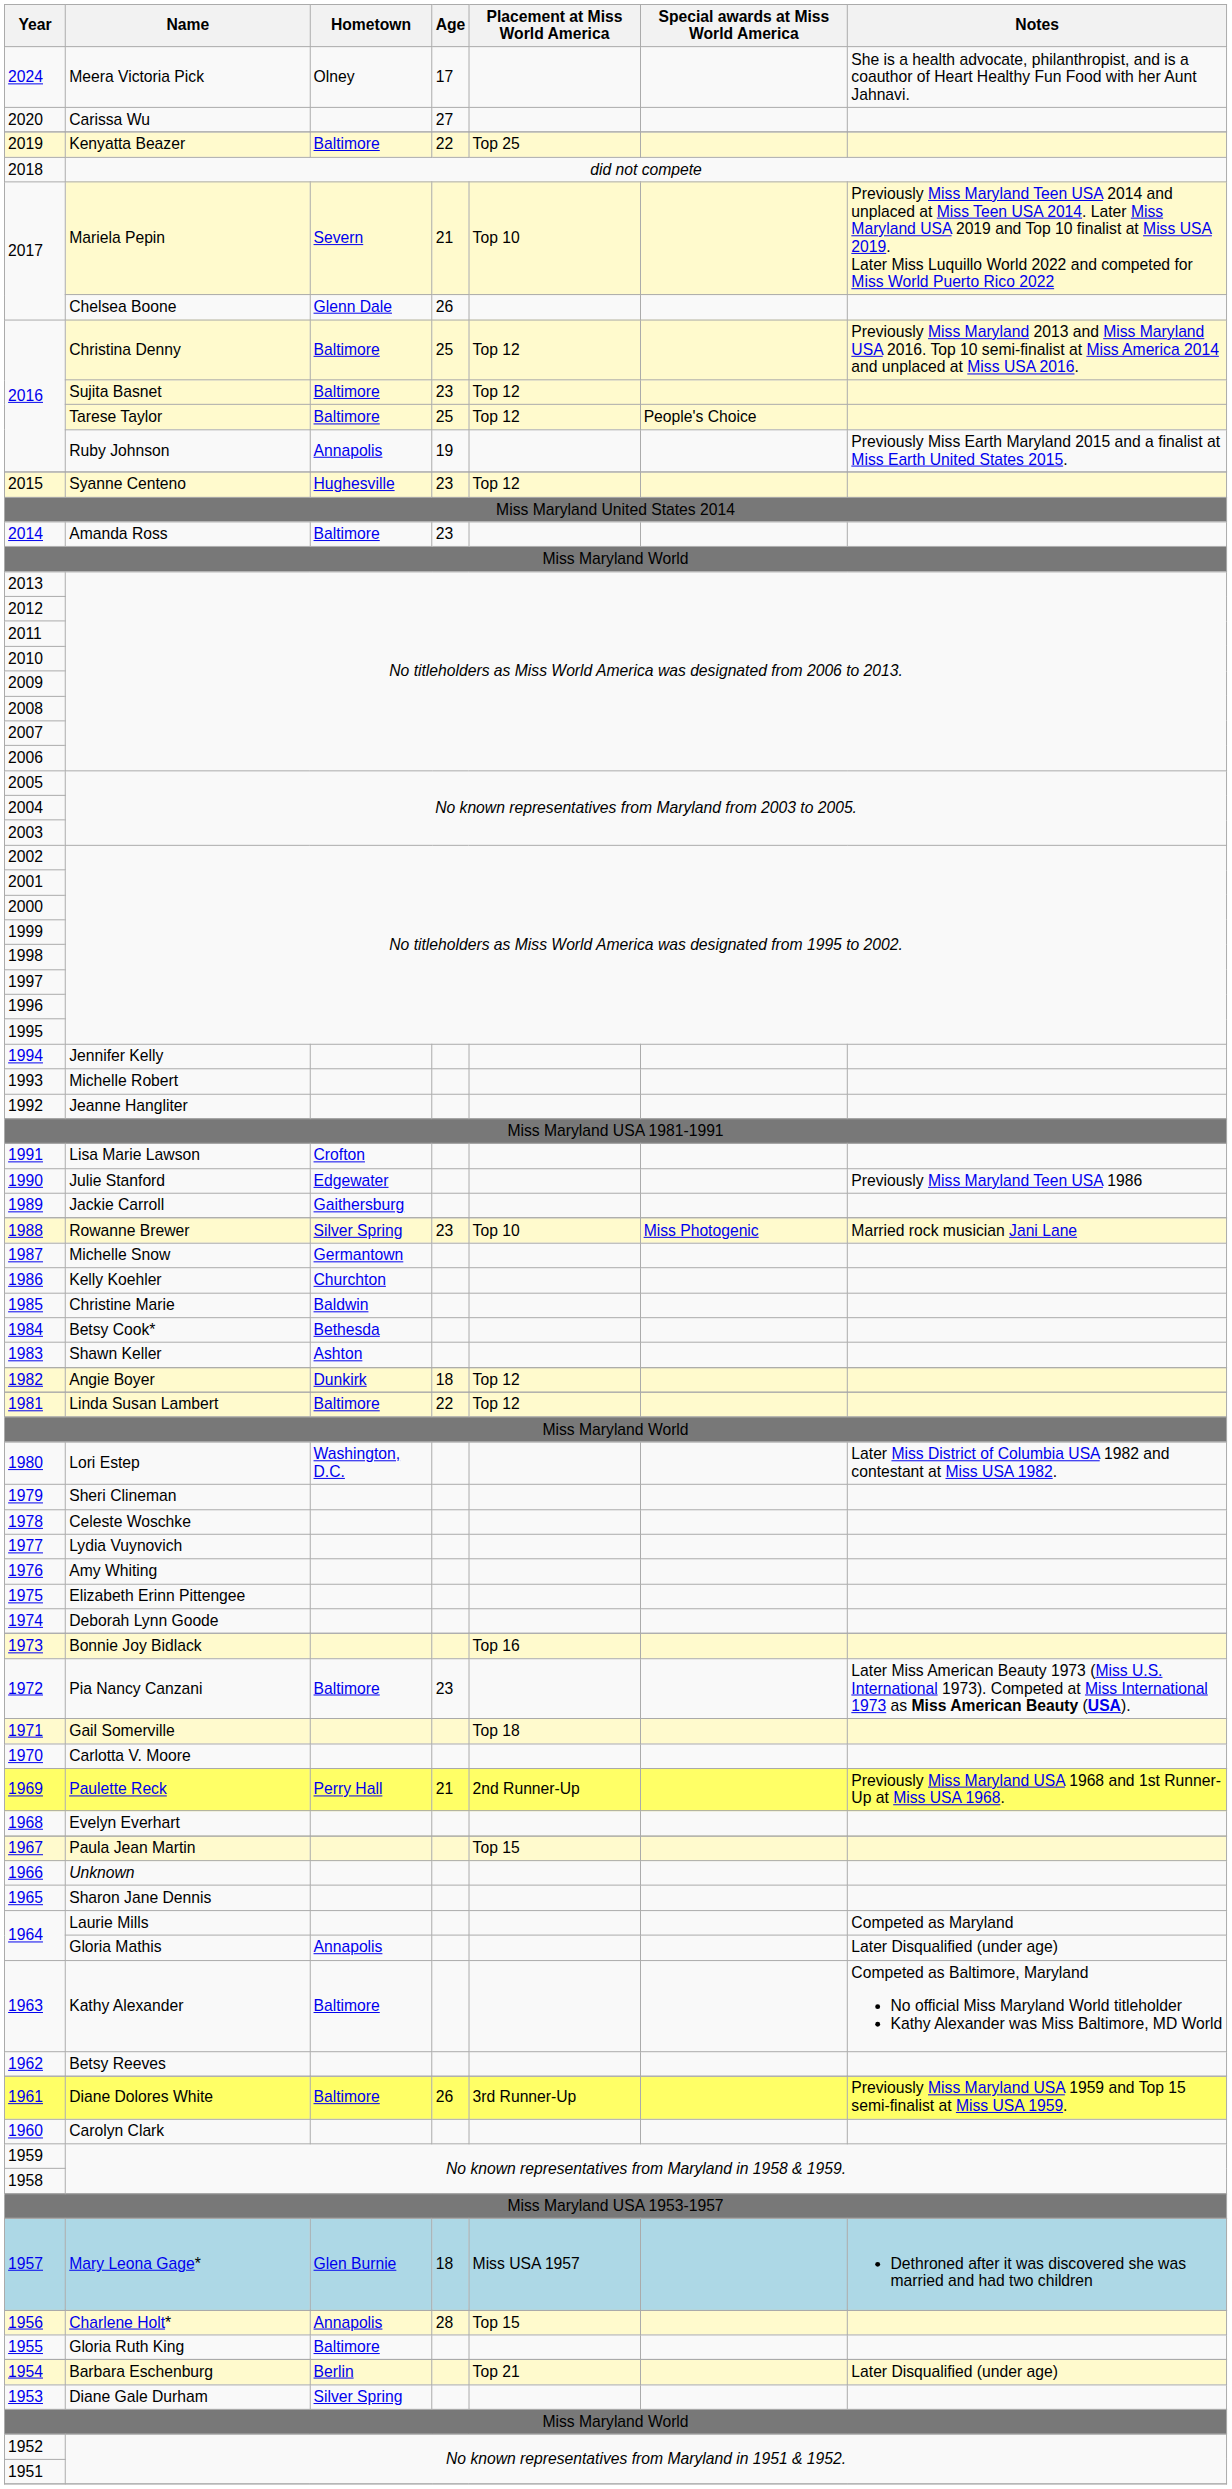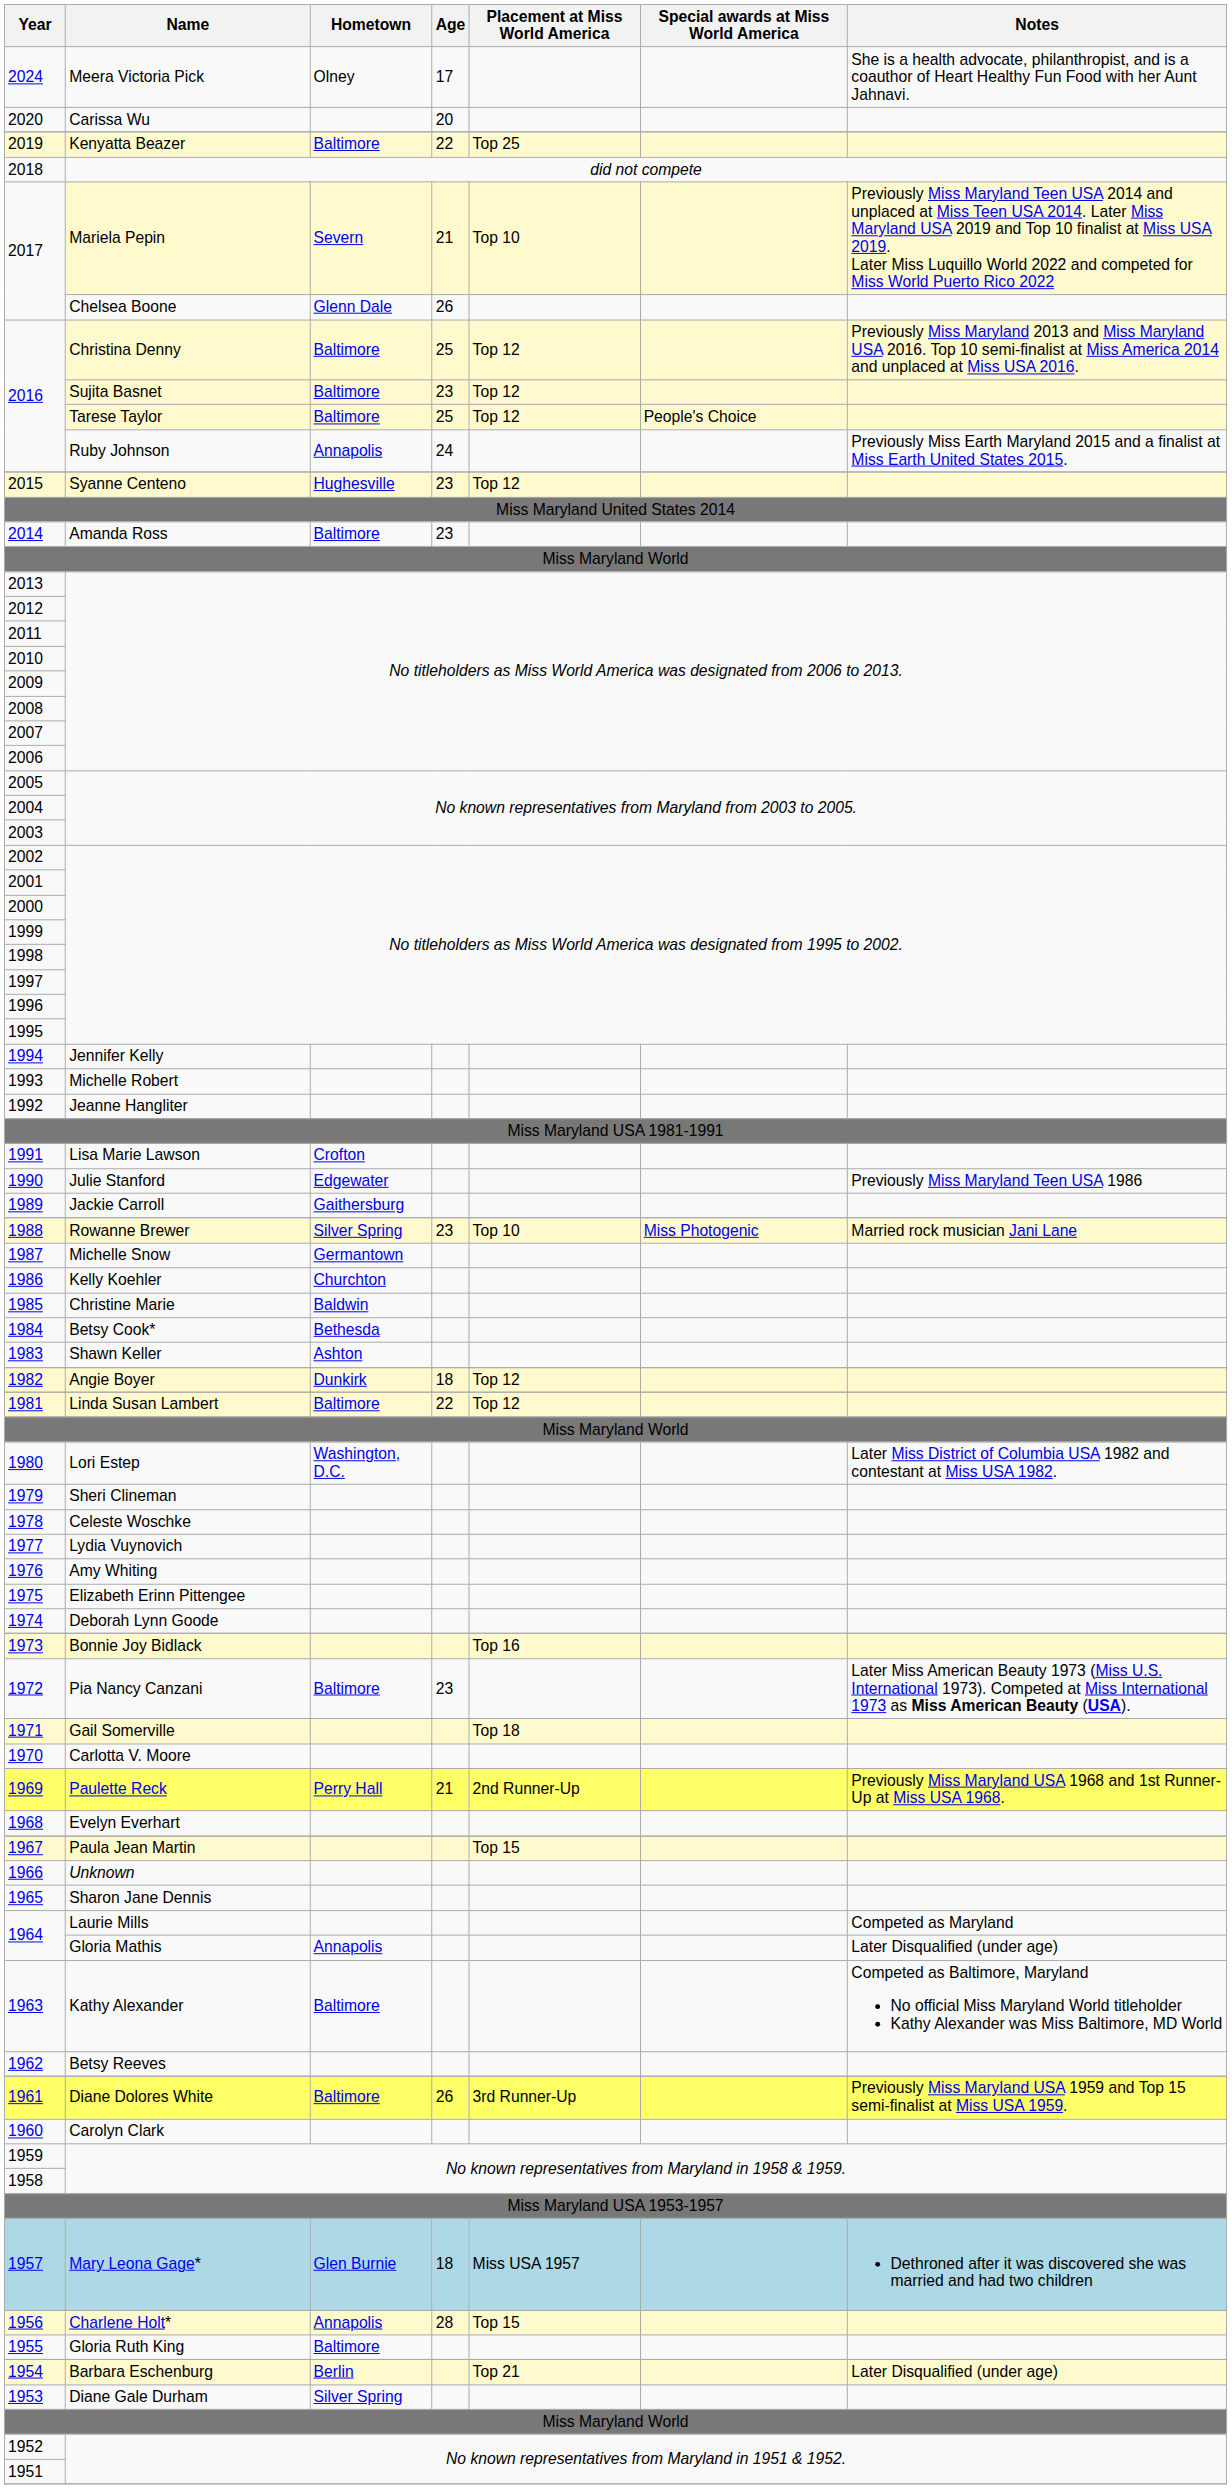(444, 119) 27 -> (444, 119) 20
(444, 450) 19 -> (444, 450) 24
